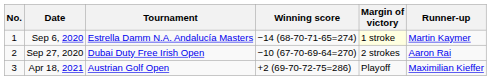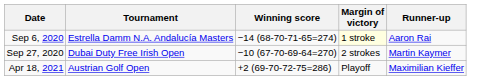- column: (14, 17)
(440, 38) Martin Kaymer -> (410, 38) Aaron Rai
(430, 53) Aaron Rai -> (420, 53) Martin Kaymer
